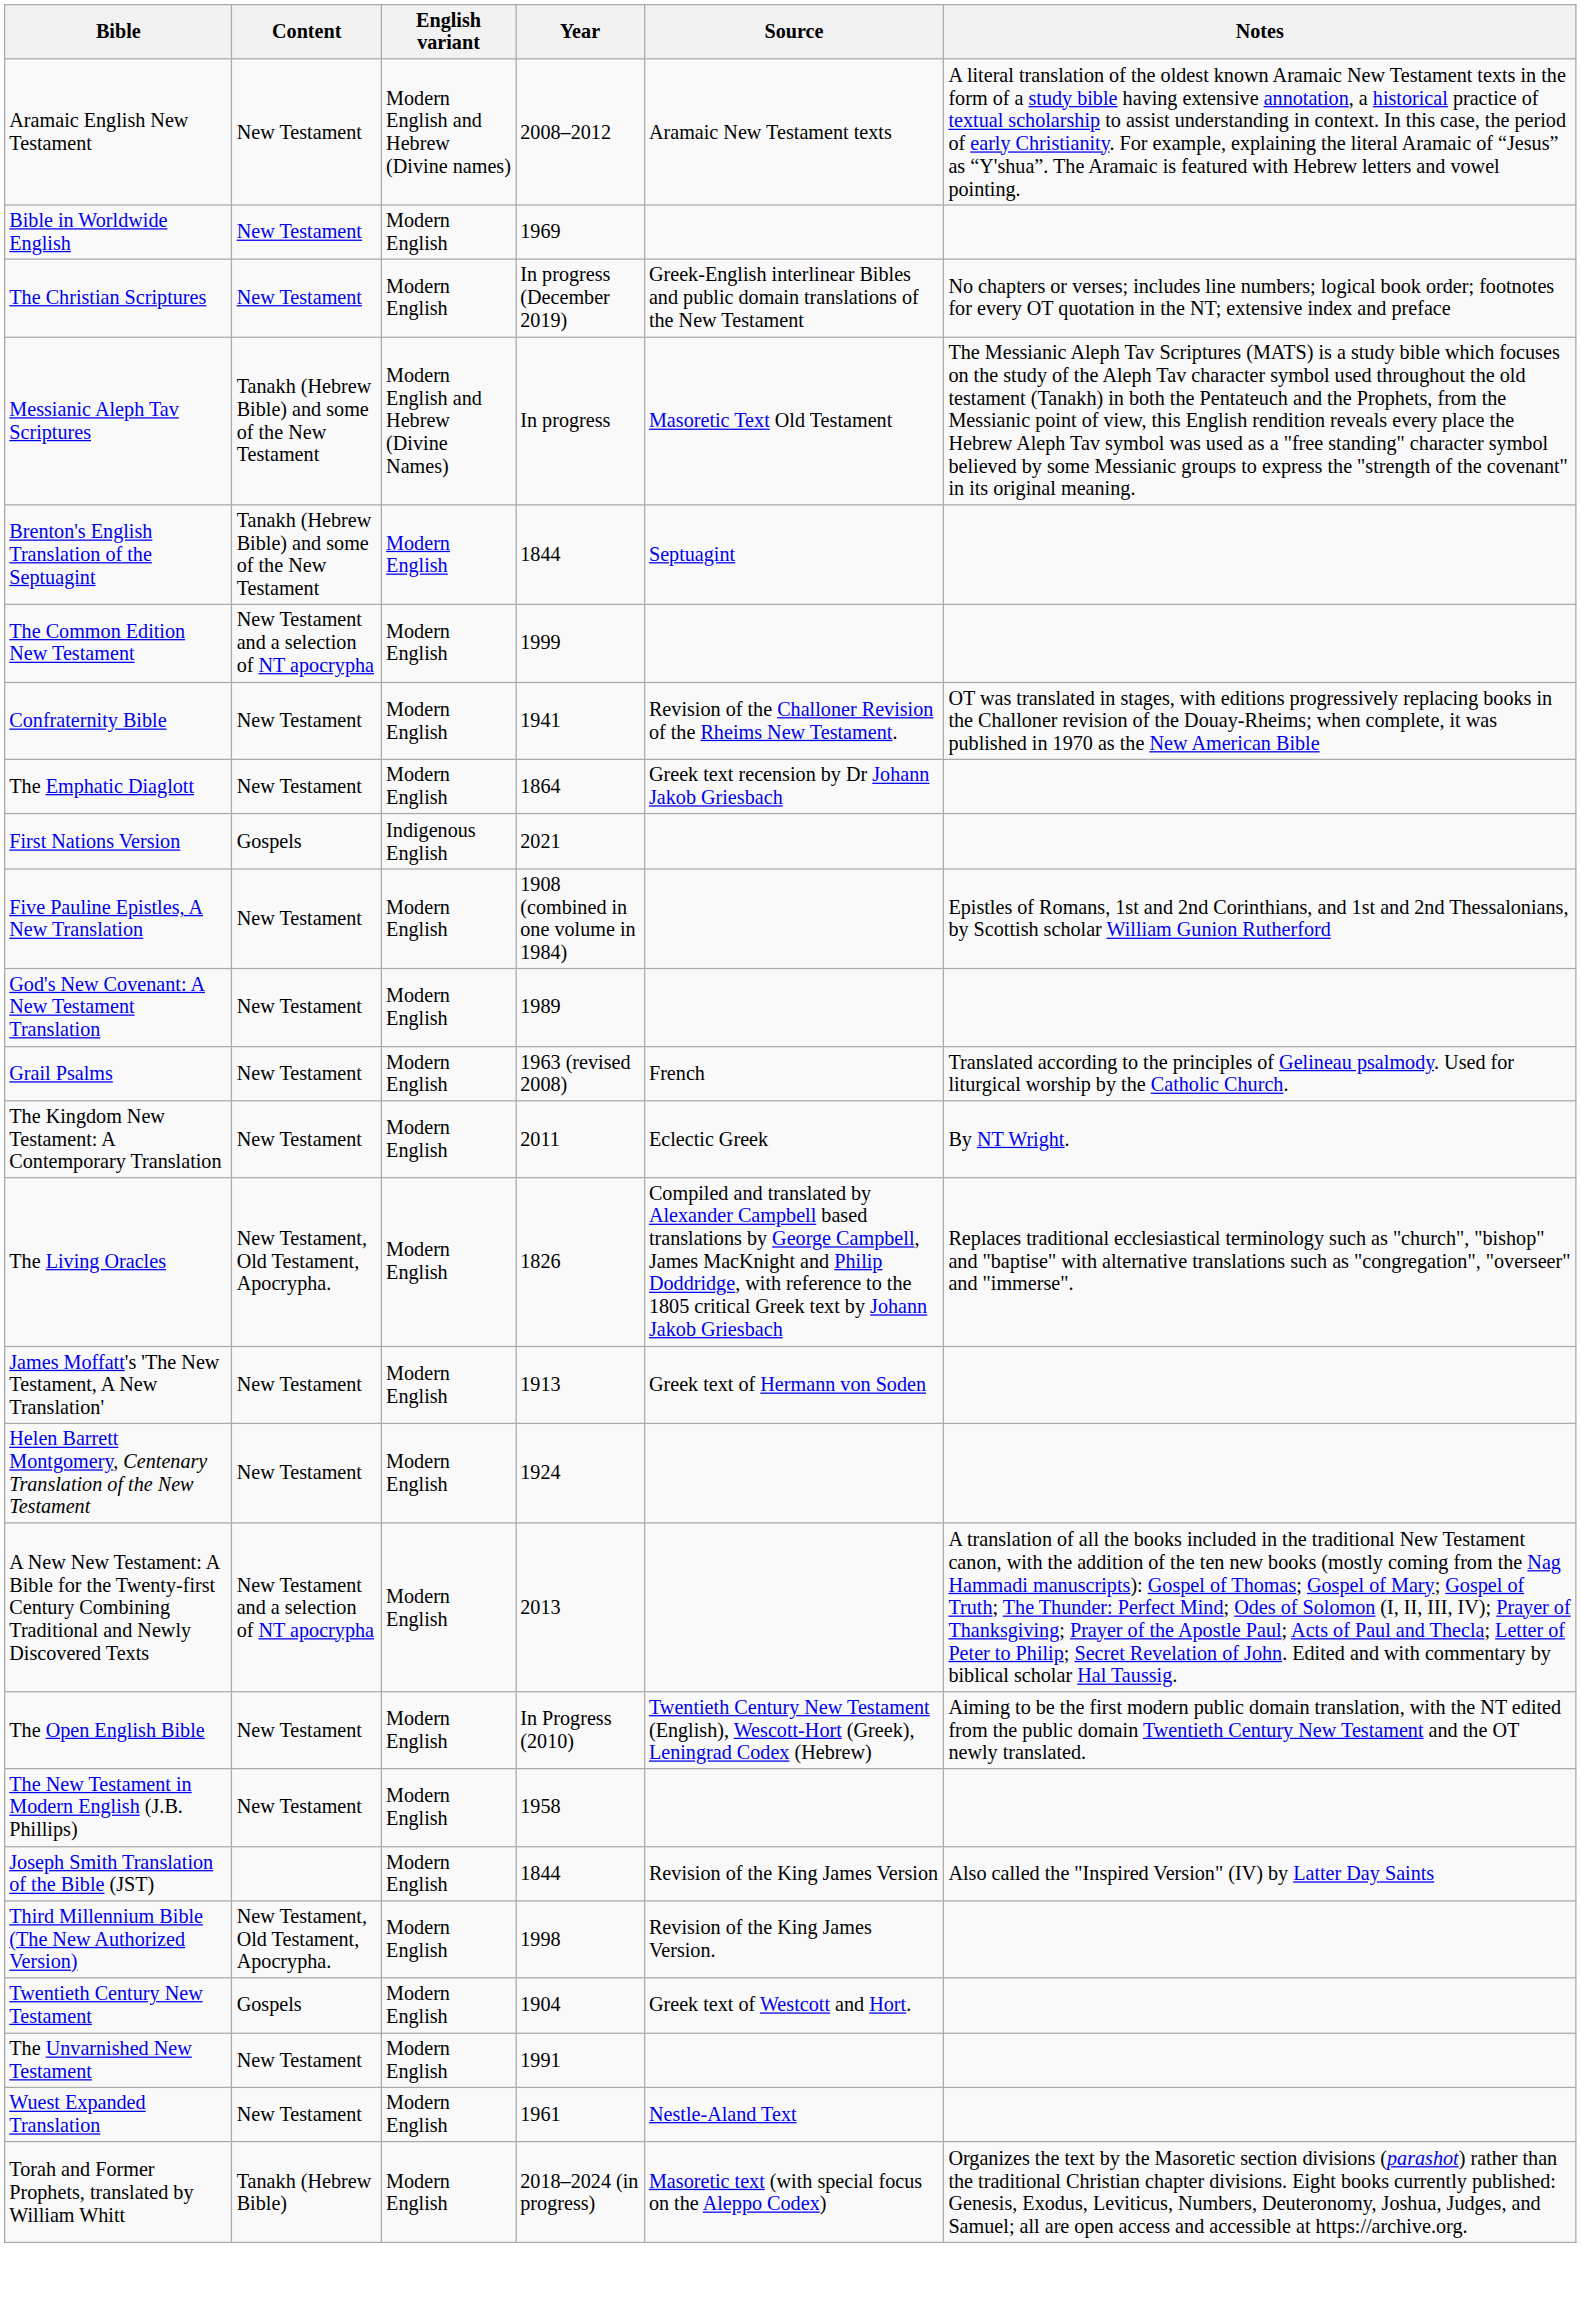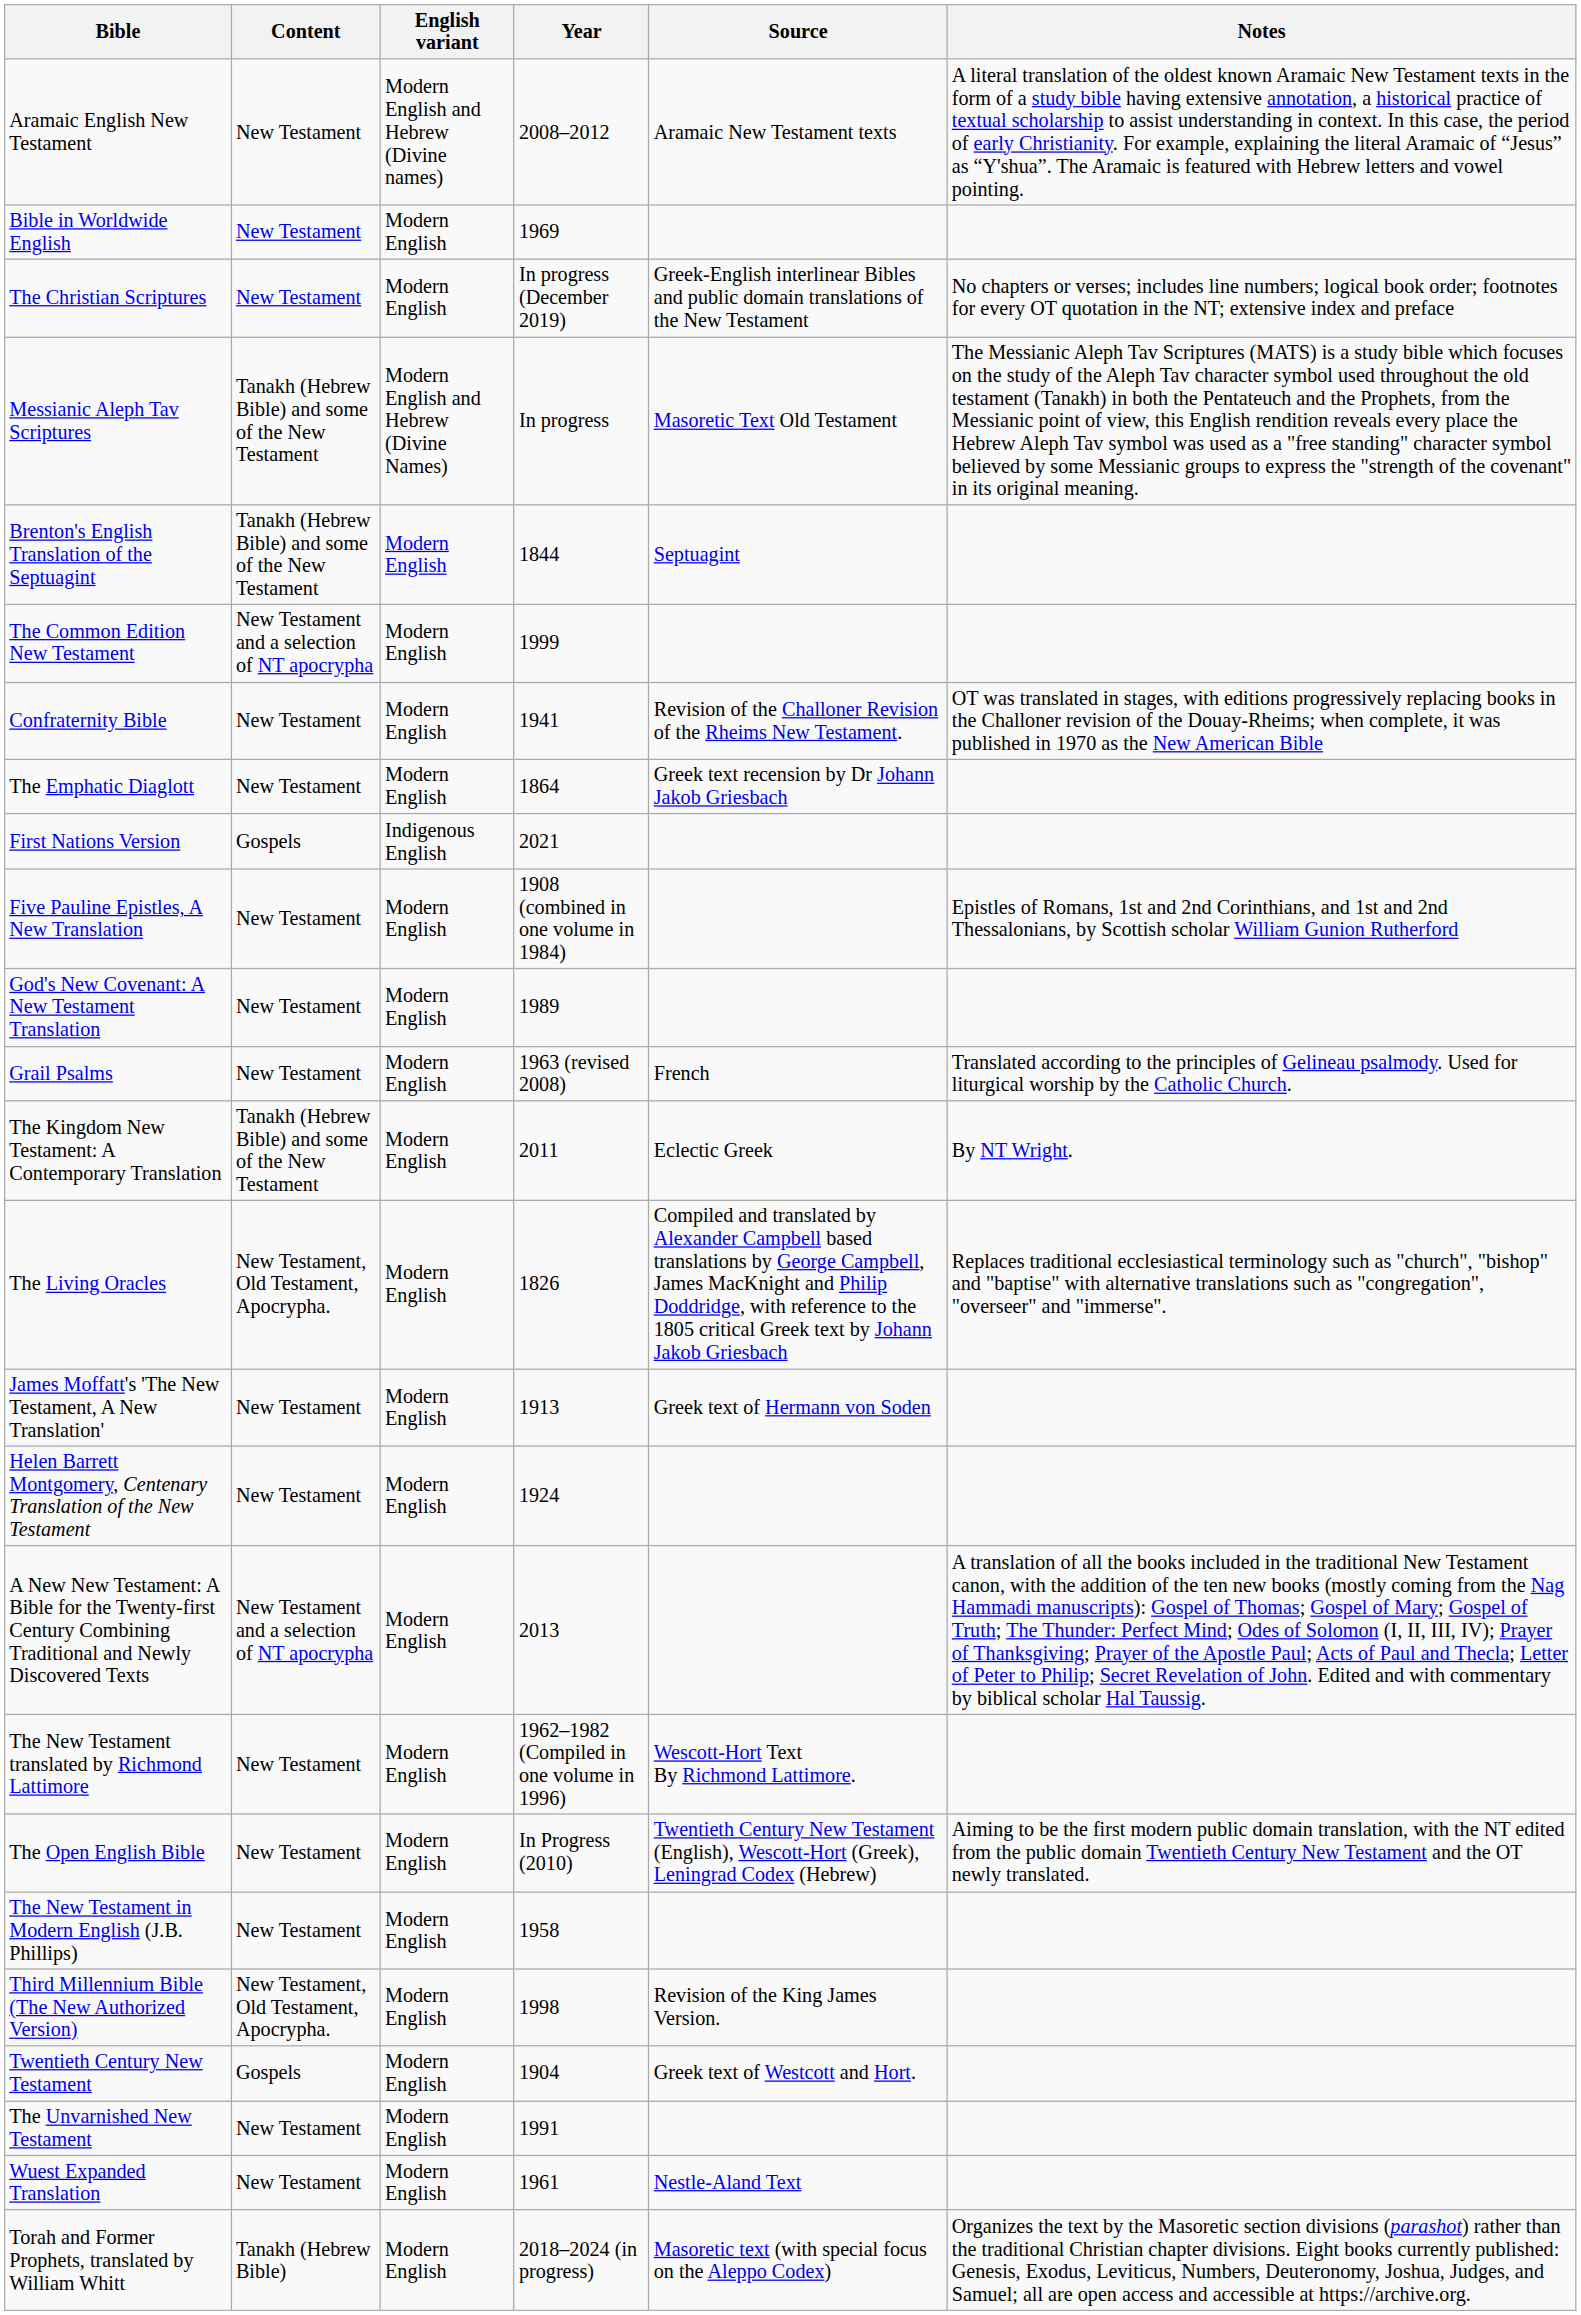(299, 1139) New Testament -> (303, 1150) Tanakh (Hebrew Bible) and some of the New Testament
+ row: (106, 1764)
- row: (111, 1873)
